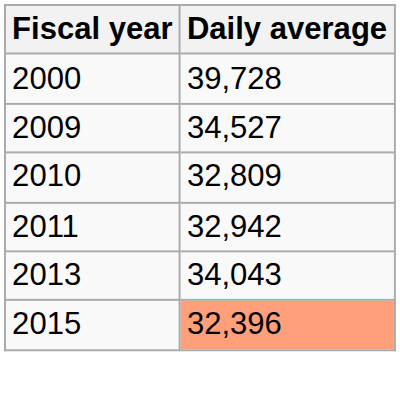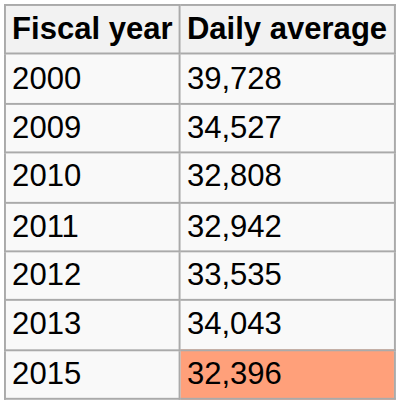(234, 176) 32,809 -> (234, 176) 32,808
+ row: (47, 275)
